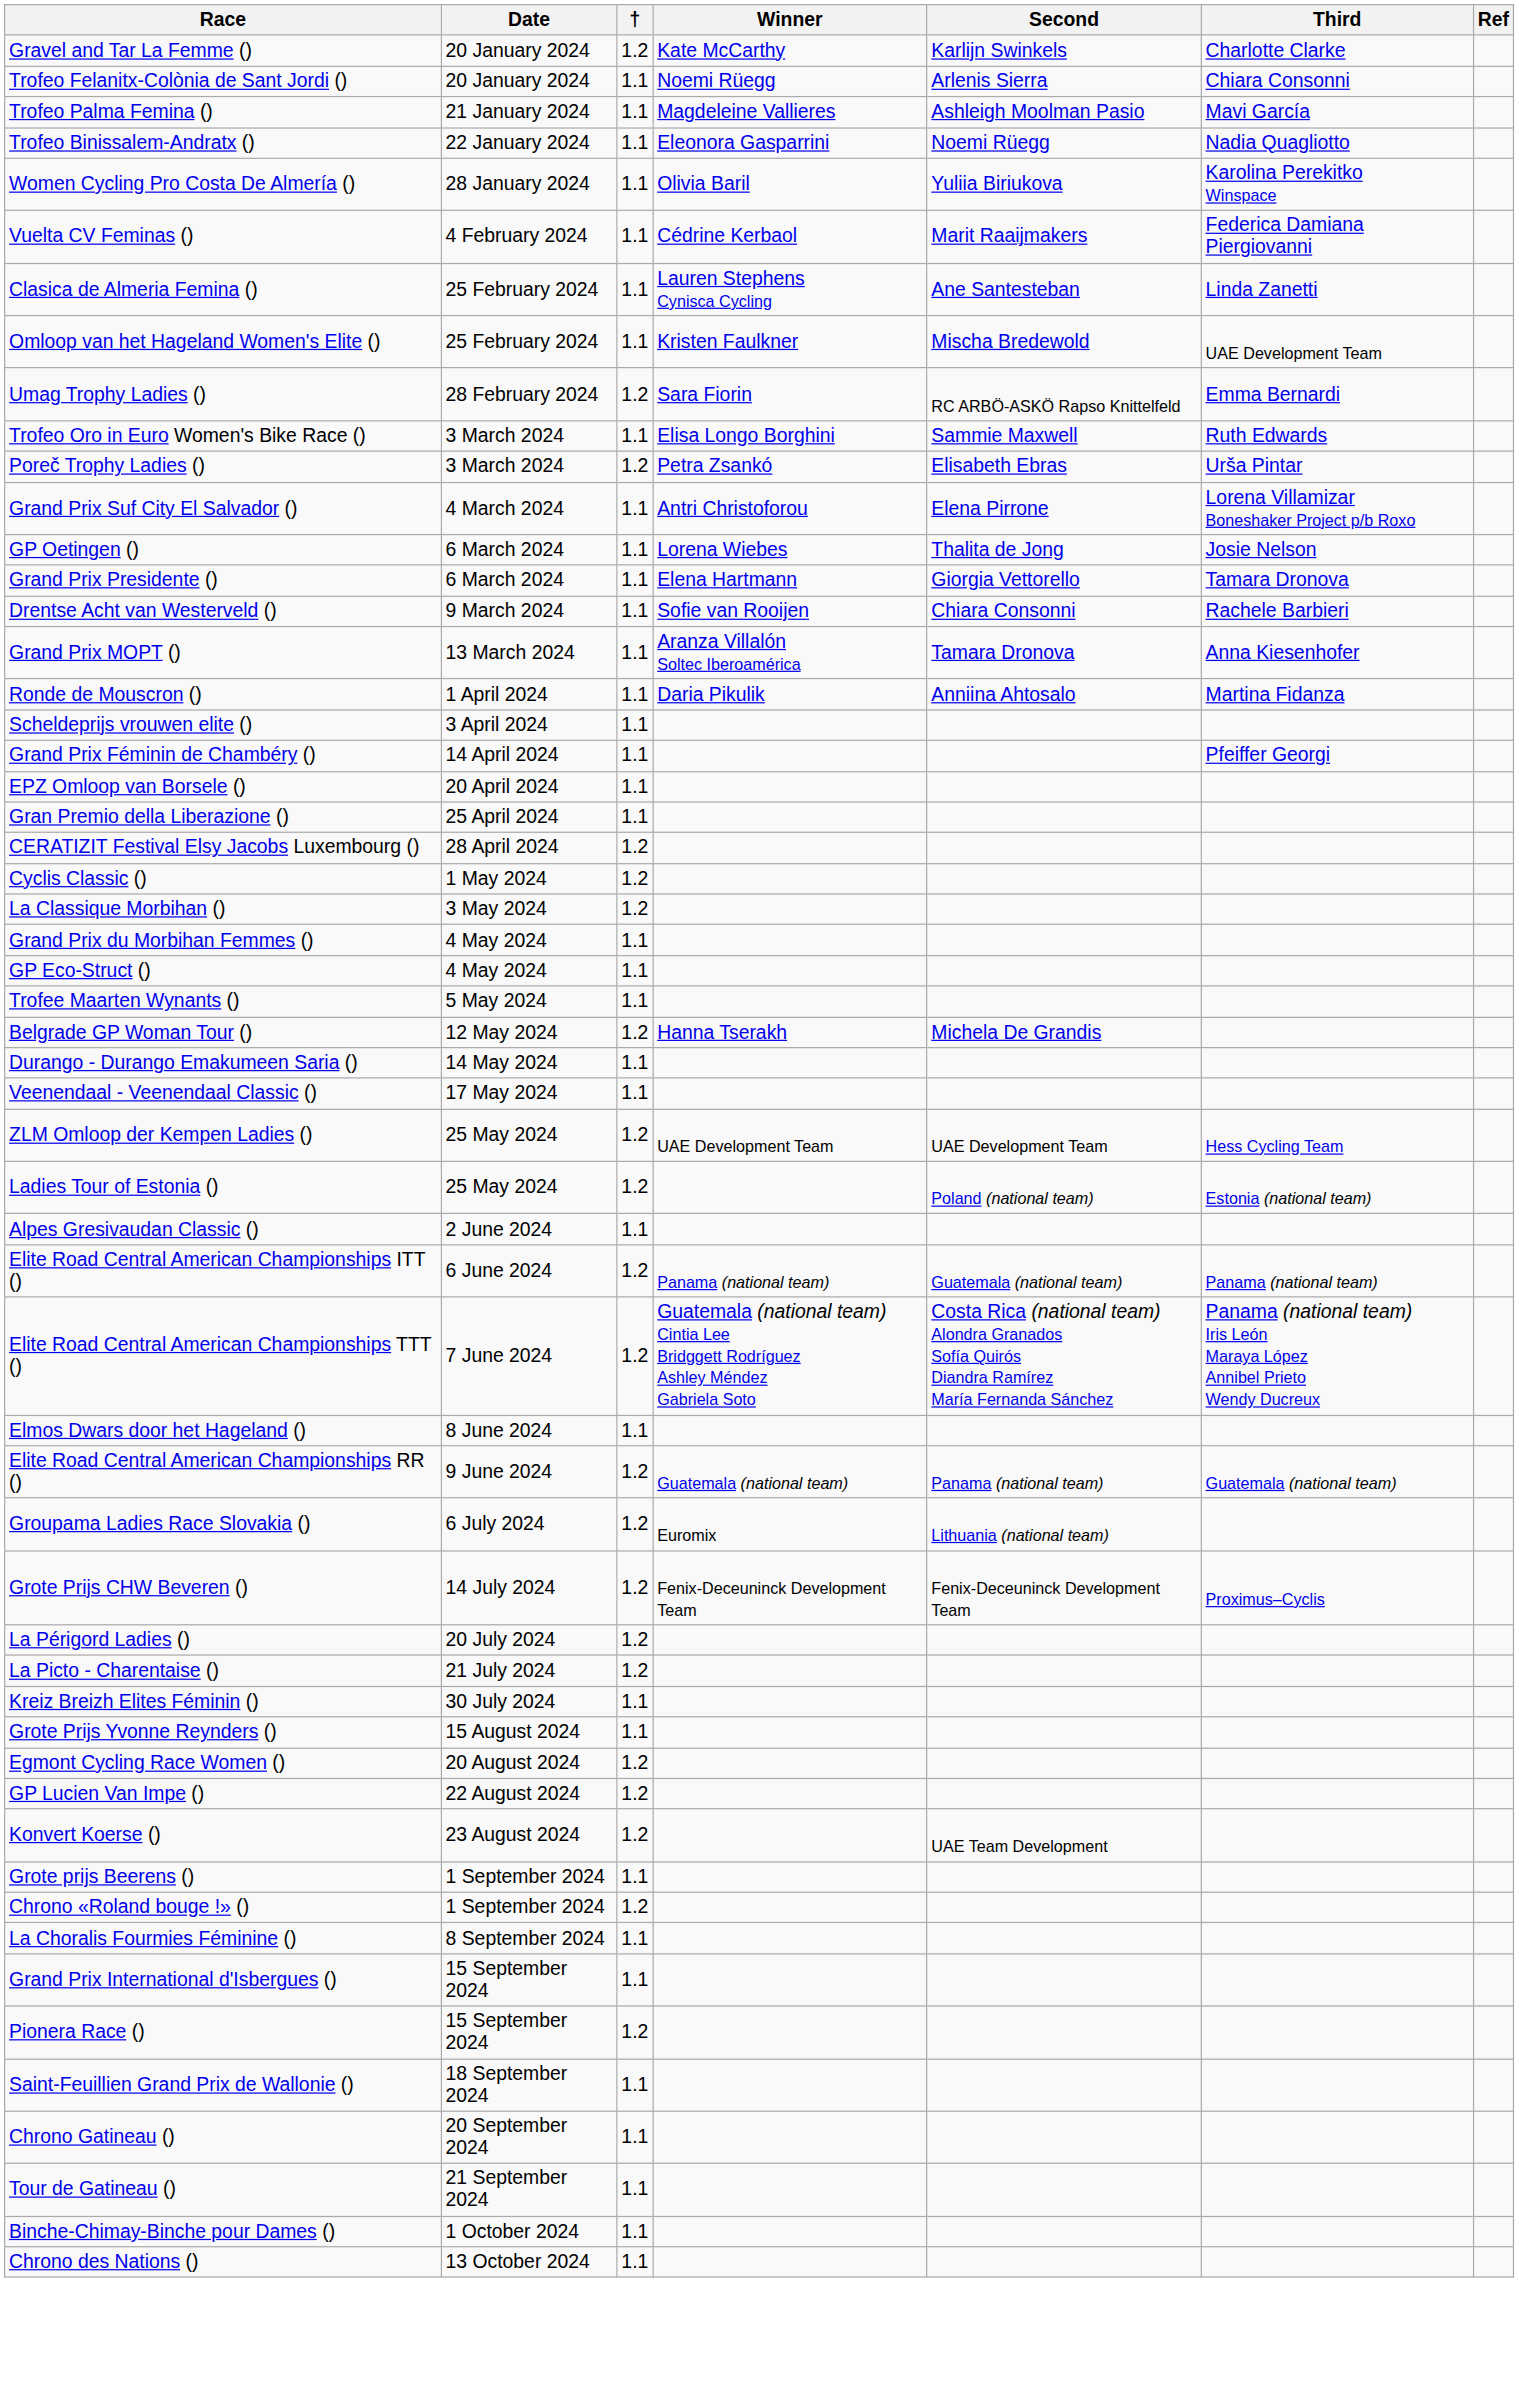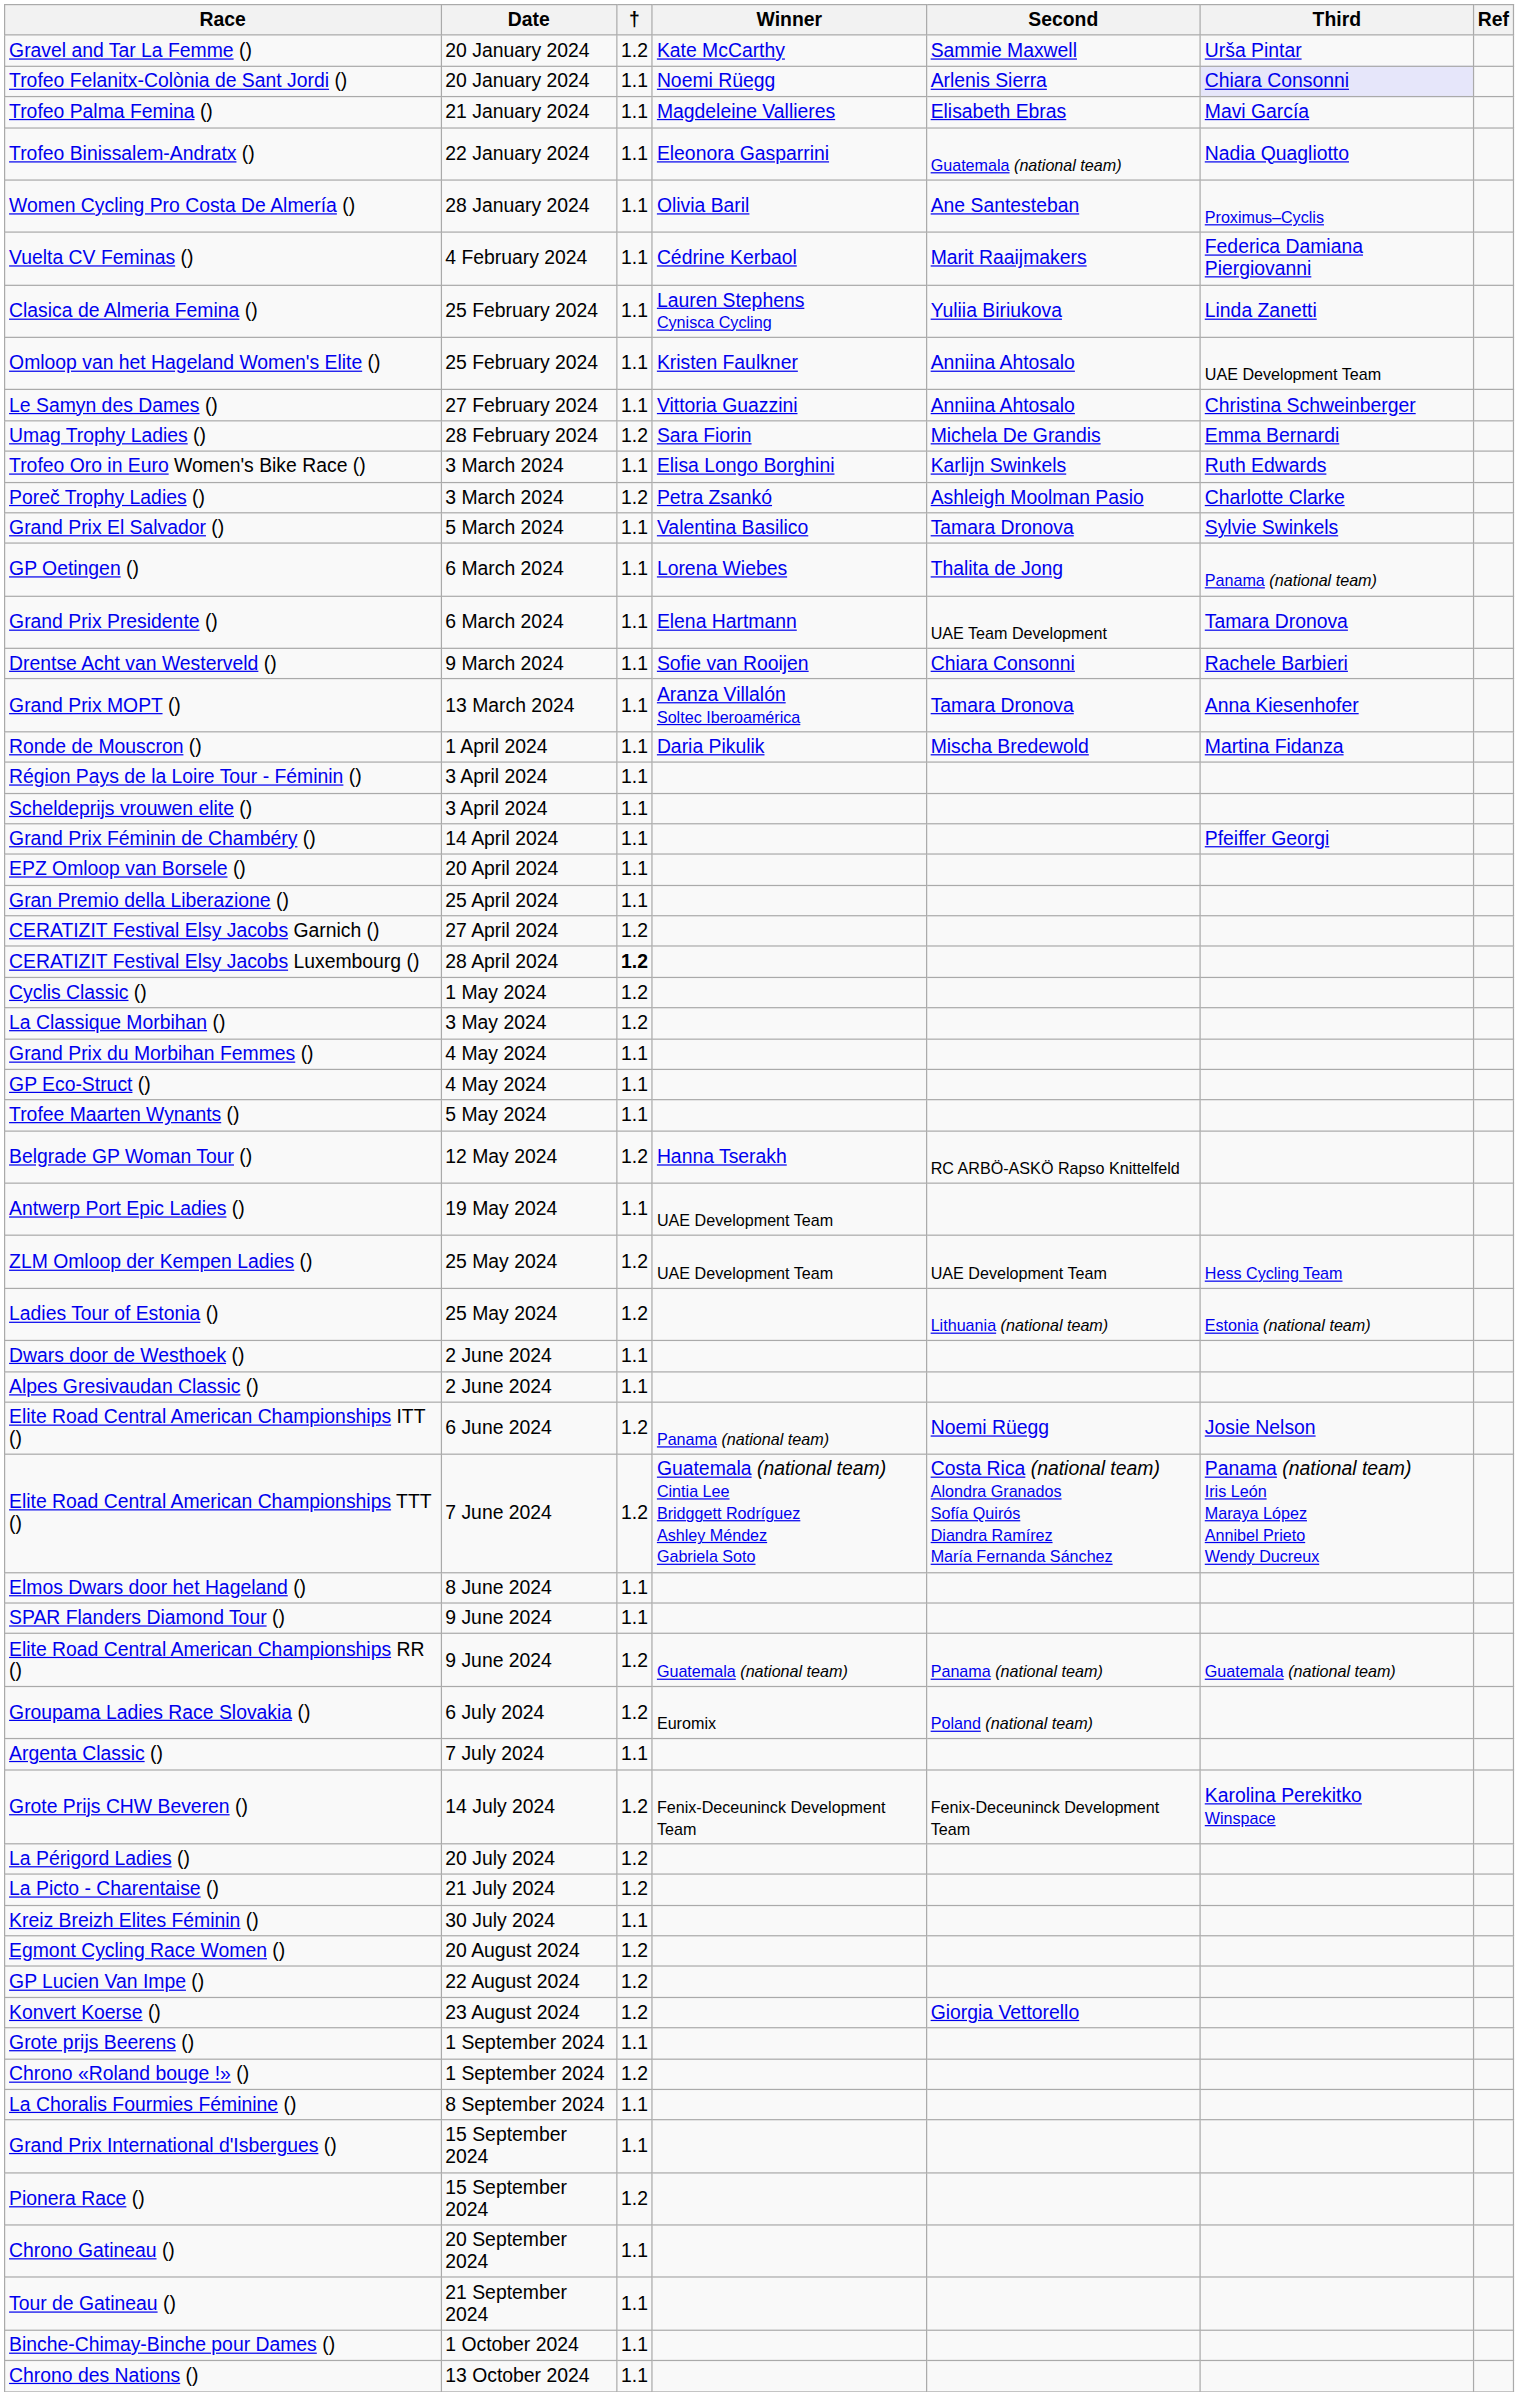(999, 50) Karlijn Swinkels -> (1004, 50) Sammie Maxwell
(1276, 50) Charlotte Clarke -> (1253, 50) Urša Pintar
(1278, 81) no background -> (1277, 81) lavender background
(1038, 111) Ashleigh Moolman Pasio -> (998, 111) Elisabeth Ebras
(991, 142) Noemi Rüegg -> (1026, 165) Guatemala (national team)
(997, 184) Yuliia Biriukova -> (1005, 206) Ane Santesteban
(1284, 184) Karolina Perekitko Winspace -> (1264, 218) Proximus–Cyclis
(1006, 289) Ane Santesteban -> (996, 311) Yuliia Biriukova
(1010, 341) Mischa Bredewold -> (1003, 363) Anniina Ahtosalo
+ row: (113, 405)
(1056, 406) RC ARBÖ-ASKÖ Rapso Knittelfeld -> (1016, 435) Michela De Grandis
(1004, 435) Sammie Maxwell -> (998, 466) Karlijn Swinkels
(999, 466) Elisabeth Ebras -> (1037, 497) Ashleigh Moolman Pasio
(1254, 466) Urša Pintar -> (1275, 497) Charlotte Clarke
- row: (153, 508)
+ row: (117, 527)
(1261, 549) Josie Nelson -> (1291, 581) Panama (national team)
(1006, 580) Giorgia Vettorello -> (1019, 634) UAE Team Development
(1003, 694) Anniina Ahtosalo -> (1010, 746) Mischa Bredewold
+ row: (185, 777)
+ row: (194, 930)
(635, 847) normal -> (635, 961) bold
(1016, 1032) Michela De Grandis -> (1055, 1168) RC ARBÖ-ASKÖ Rapso Knittelfeld
- row: (183, 1062)
- row: (163, 1093)
+ row: (127, 1209)
(1012, 1199) Poland (national team) -> (1019, 1326) Lithuania (national team)
+ row: (127, 1355)
(1027, 1282) Guatemala (national team) -> (990, 1428) Noemi Rüegg
(1292, 1282) Panama (national team) -> (1260, 1428) Josie Nelson
+ row: (147, 1618)
(1020, 1536) Lithuania (national team) -> (1012, 1724) Poland (national team)
+ row: (86, 1753)
(1265, 1599) Proximus–Cyclis -> (1283, 1806) Karolina Perekitko Winspace
- row: (143, 1732)
(1019, 1847) UAE Team Development -> (1005, 2012) Giorgia Vettorello
- row: (181, 2084)
